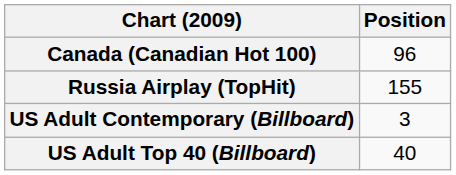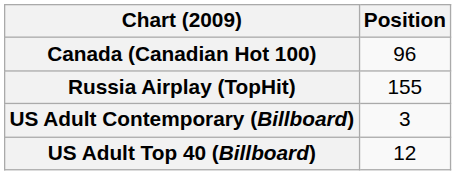(405, 152) 40 -> (405, 152) 12
